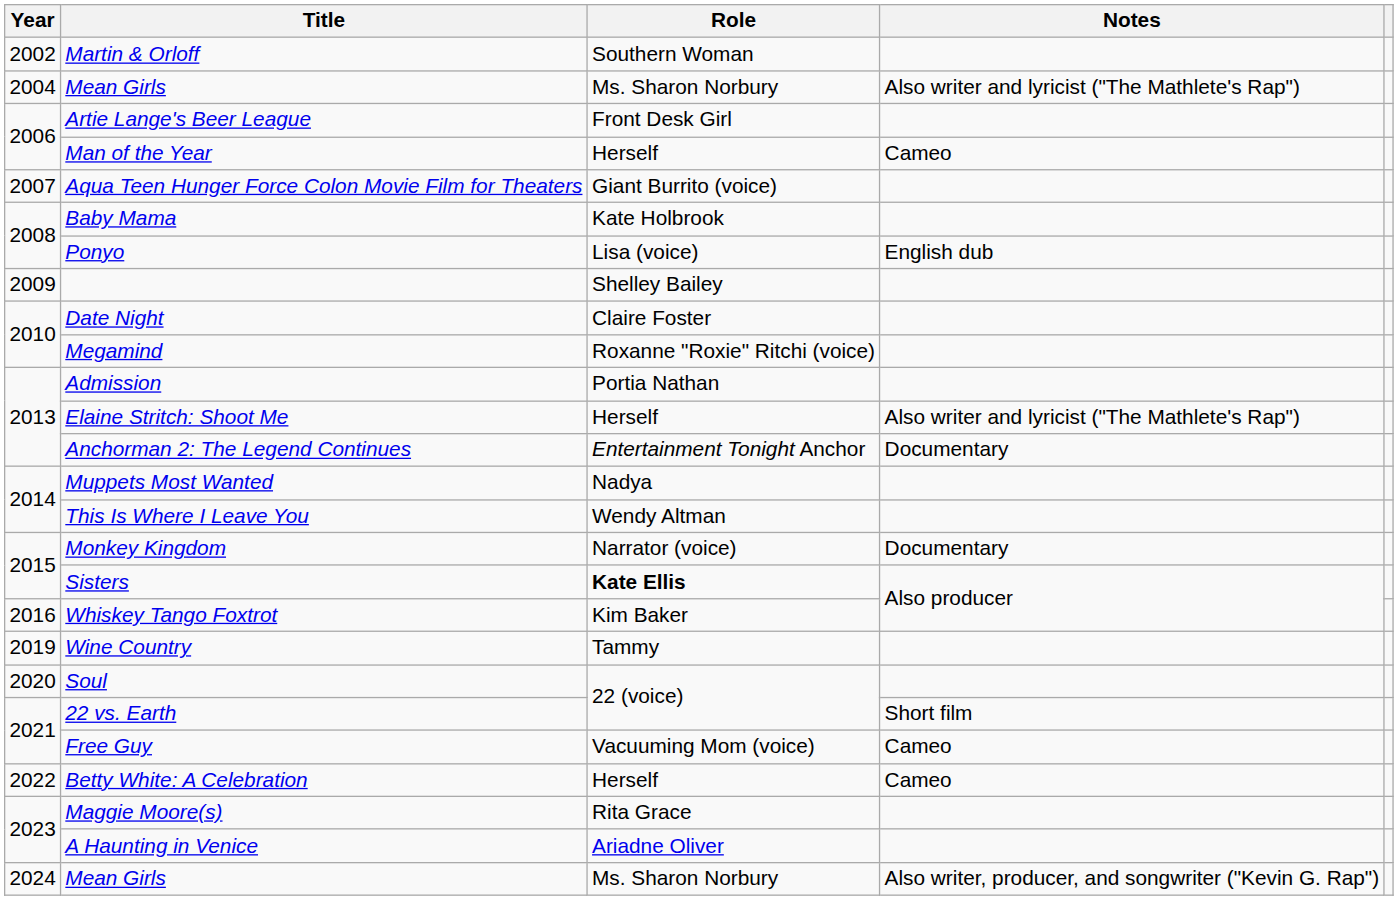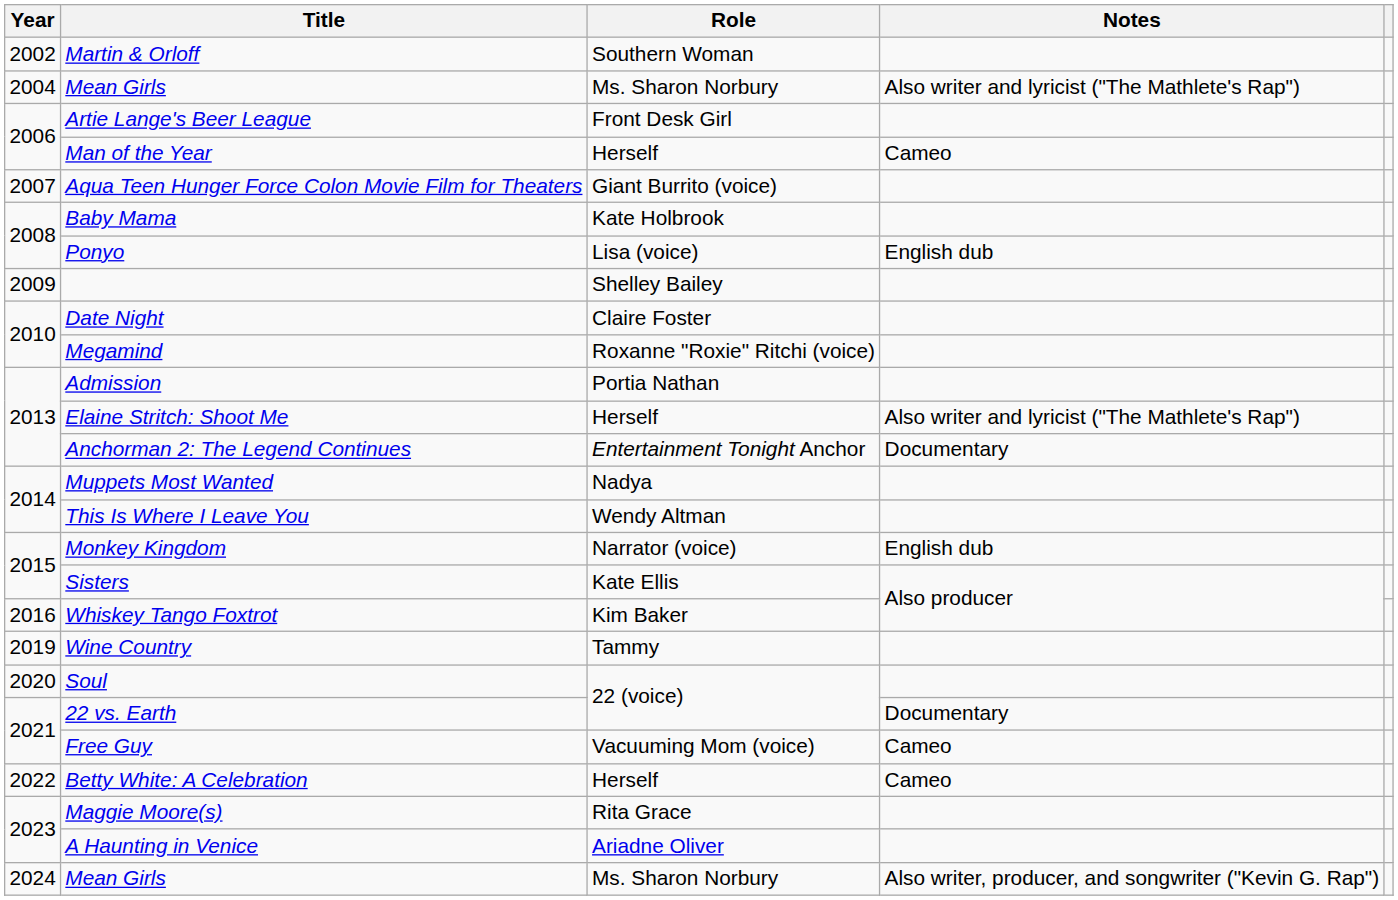(946, 548) Documentary -> (939, 548) English dub
(639, 581) bold -> (635, 581) normal
(929, 713) Short film -> (946, 713) Documentary
